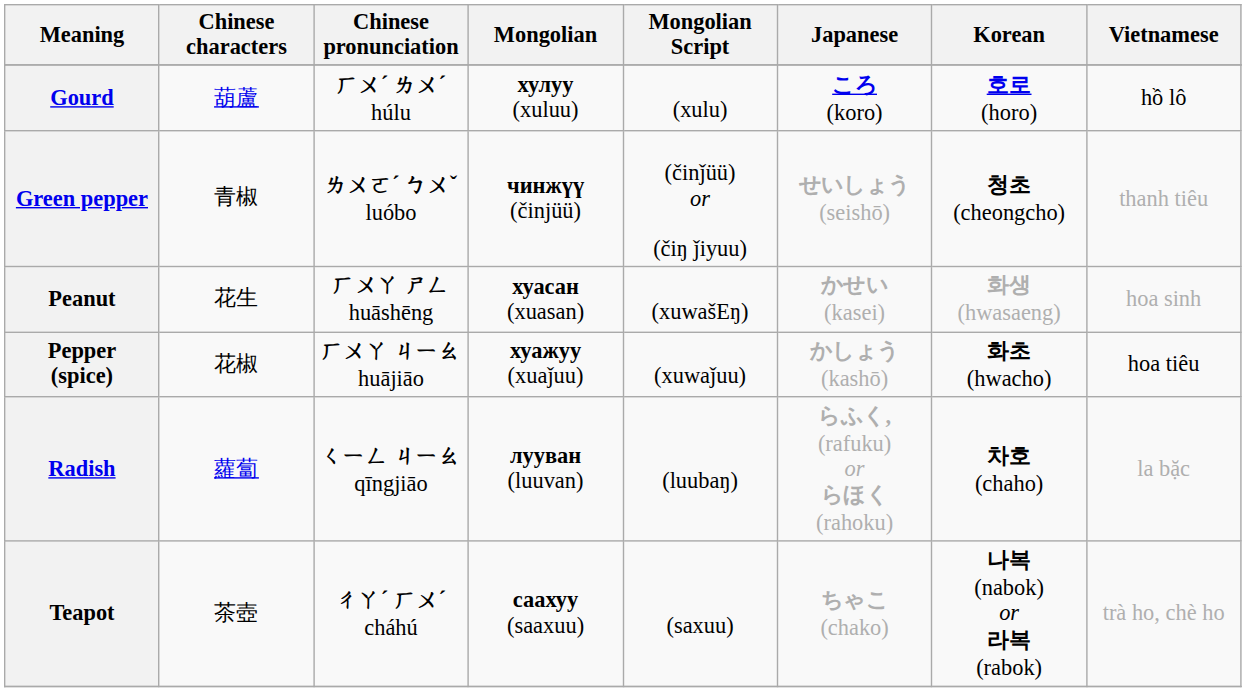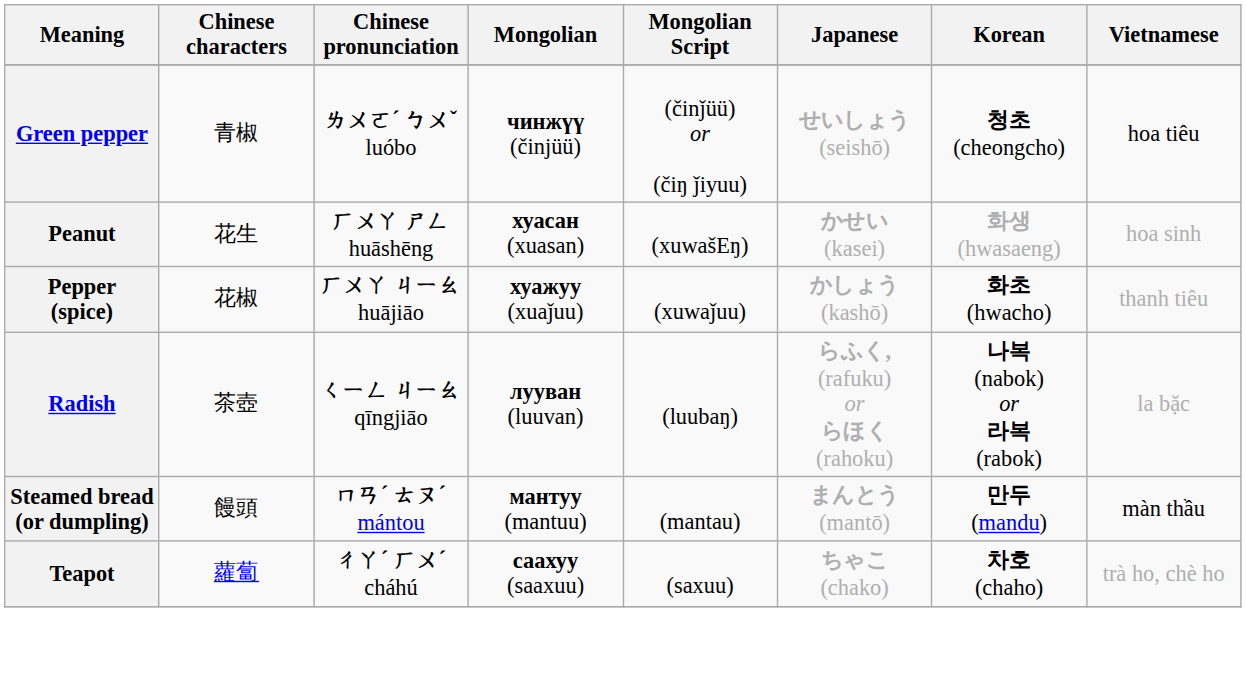- row: (82, 97)
(1164, 198) thanh tiêu -> (1164, 133) hoa tiêu
(1164, 363) hoa tiêu -> (1164, 298) thanh tiêu
(236, 467) 蘿蔔 -> (236, 403) 茶壺
(1009, 469) 차호 (chaho) -> (1009, 404) 나복 (nabok) or 라복 (rabok)
+ row: (82, 508)
(236, 612) 茶壺 -> (236, 572) 蘿蔔
(1009, 614) 나복 (nabok) or 라복 (rabok) -> (1009, 574) 차호 (chaho)
